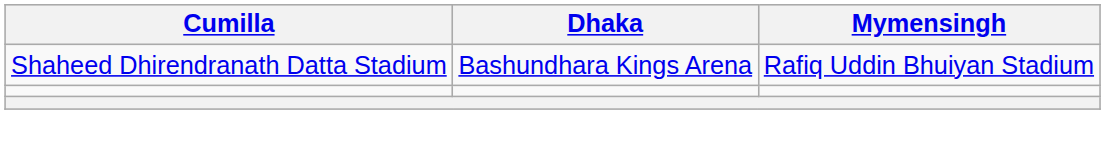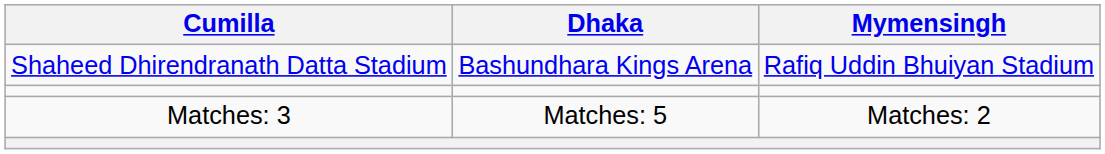+ row: (229, 116)
